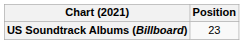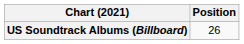(214, 30) 23 -> (214, 30) 26
